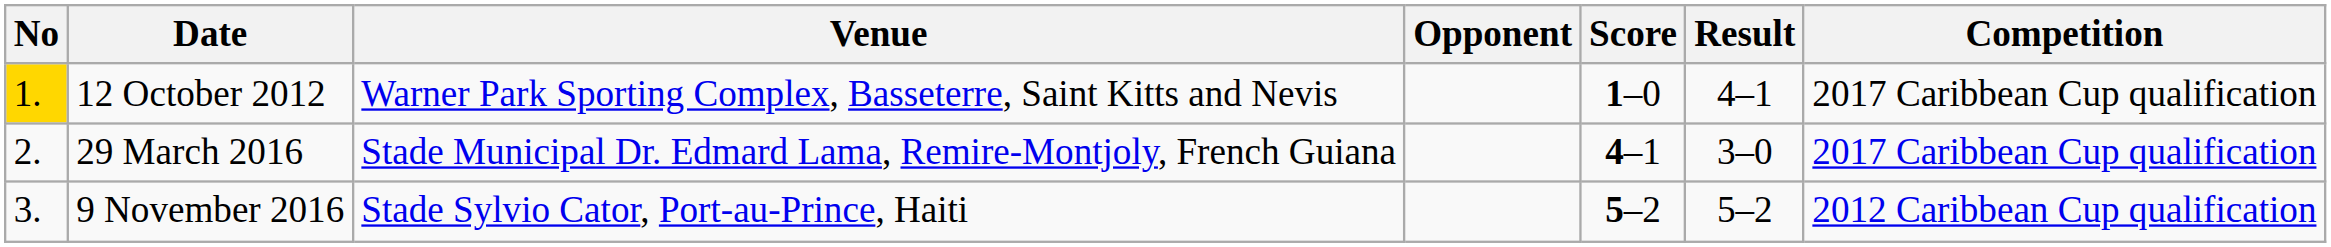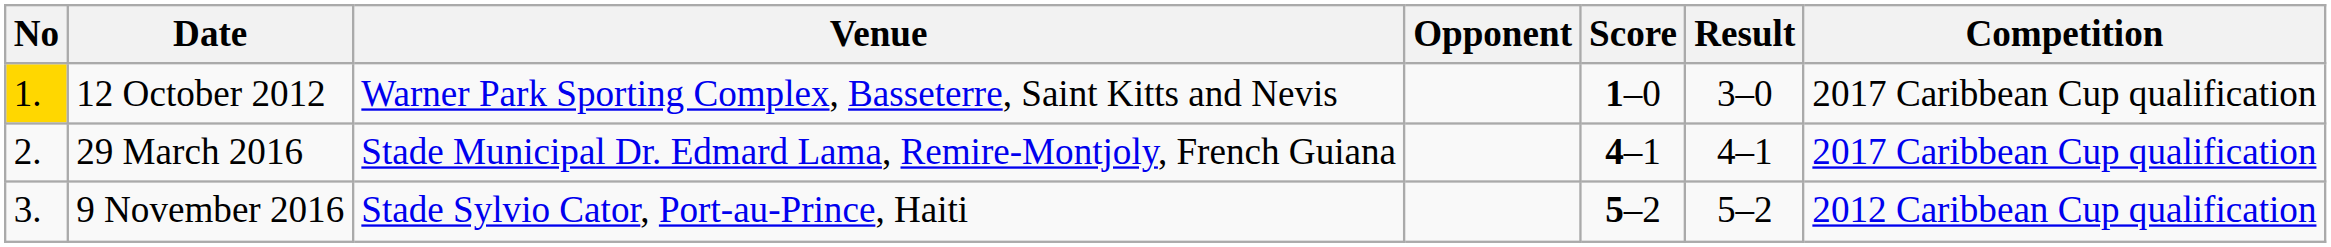(1745, 92) 4–1 -> (1745, 92) 3–0
(1745, 151) 3–0 -> (1745, 151) 4–1
